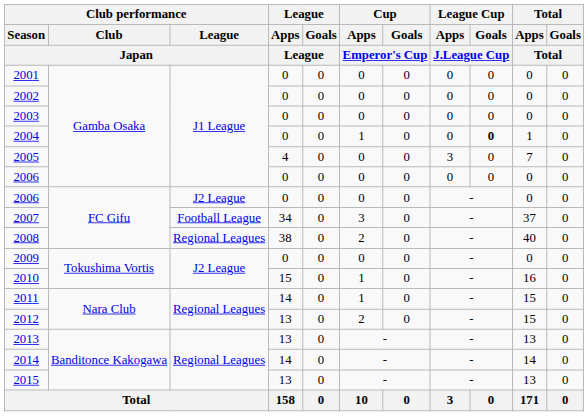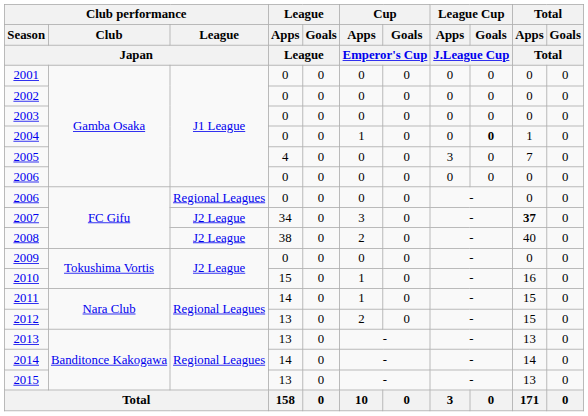(219, 197) J2 League -> (219, 197) Regional Leagues
(219, 217) Football League -> (219, 217) J2 League
(529, 217) normal -> (529, 217) bold
(219, 237) Regional Leagues -> (219, 237) J2 League
